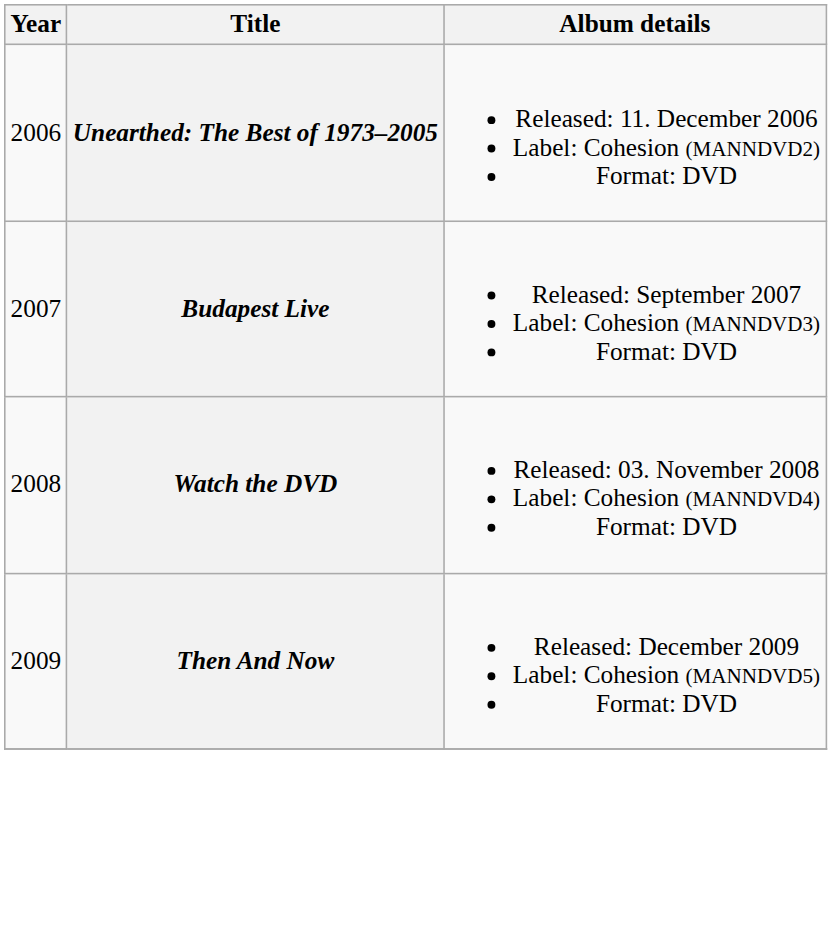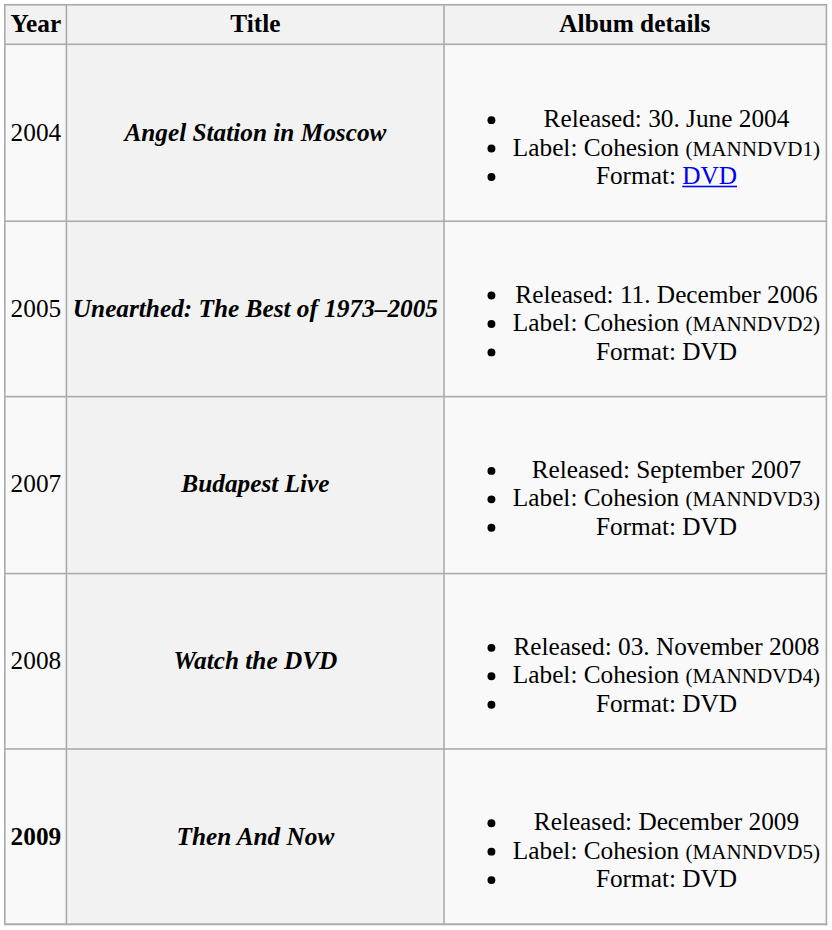+ row: (255, 132)
(36, 132) 2006 -> (36, 308) 2005
(36, 660) normal -> (36, 836) bold
